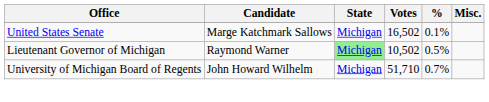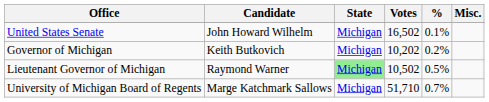(269, 32) Marge Katchmark Sallows -> (260, 32) John Howard Wilhelm
+ row: (60, 50)
(260, 69) John Howard Wilhelm -> (269, 87) Marge Katchmark Sallows
